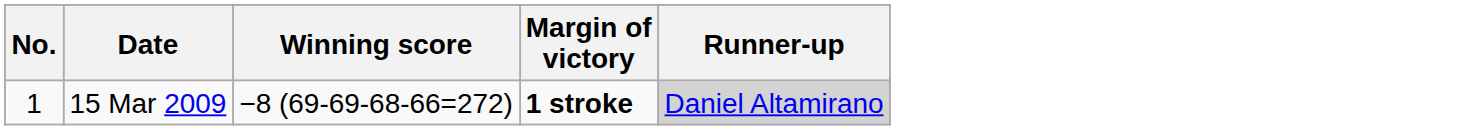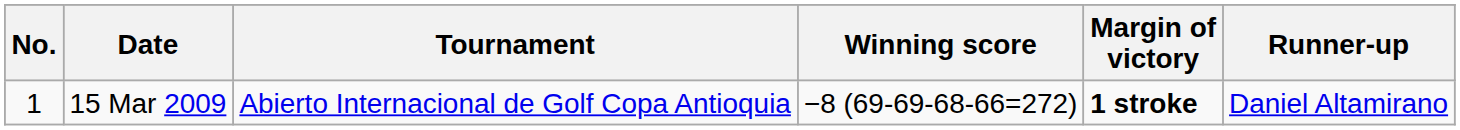+ column: (515, 43)
(774, 103) lightgrey background -> (1339, 103) no background
